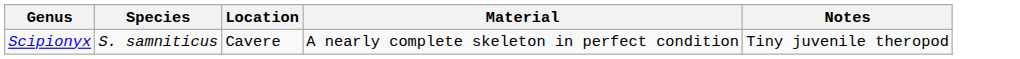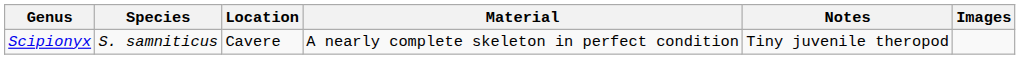+ column: (984, 17)
